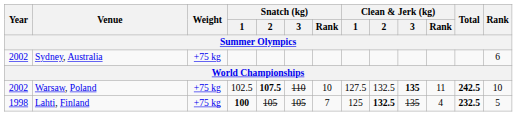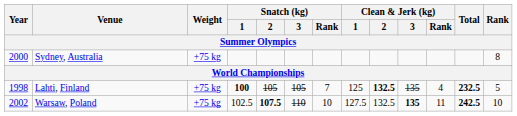(19, 57) 2002 -> (19, 57) 2000
(498, 57) 6 -> (498, 57) 8
rows swapped: (66, 88) <-> (62, 103)
